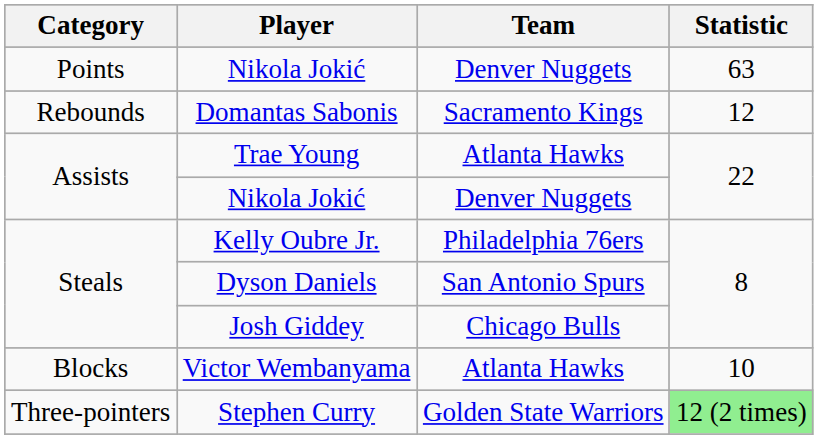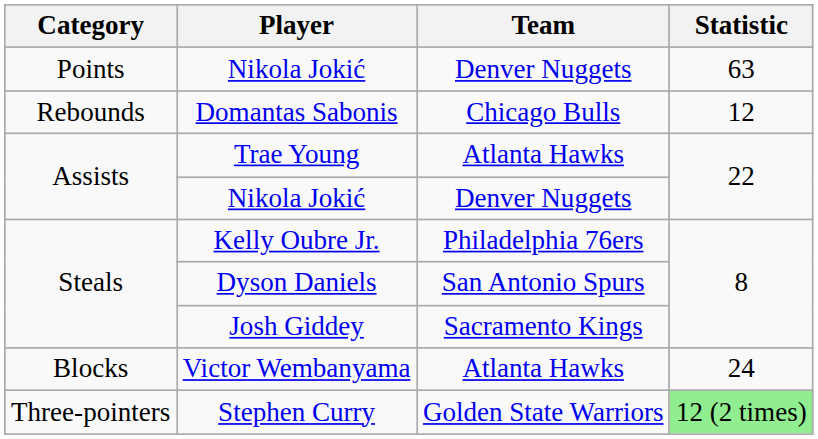(543, 111) Sacramento Kings -> (543, 111) Chicago Bulls
(543, 326) Chicago Bulls -> (543, 326) Sacramento Kings
(741, 369) 10 -> (741, 369) 24
